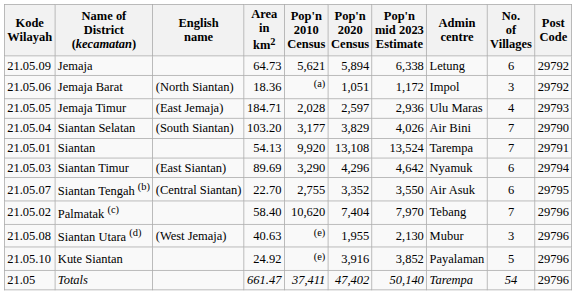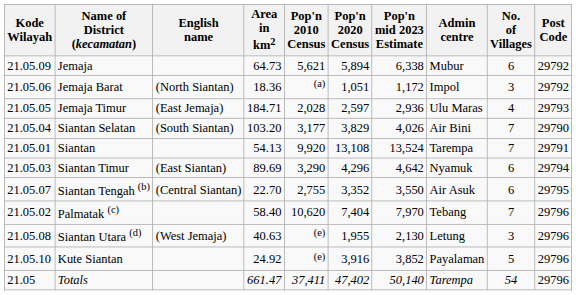(447, 65) Letung -> (447, 65) Mubur
(447, 235) Mubur -> (447, 235) Letung
